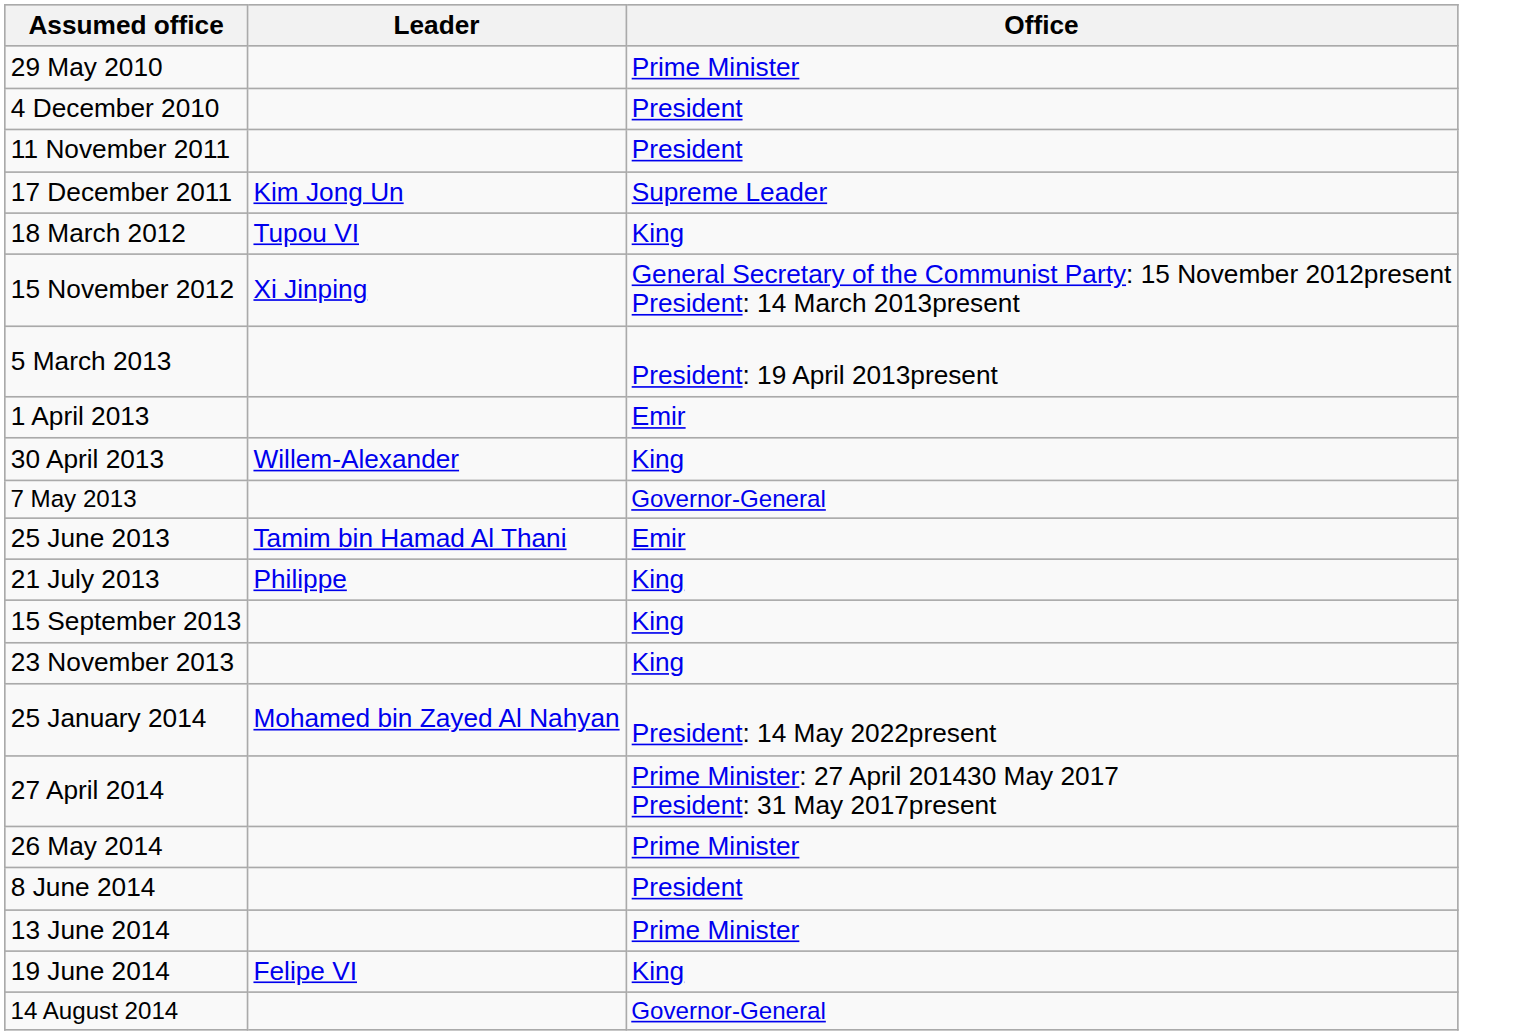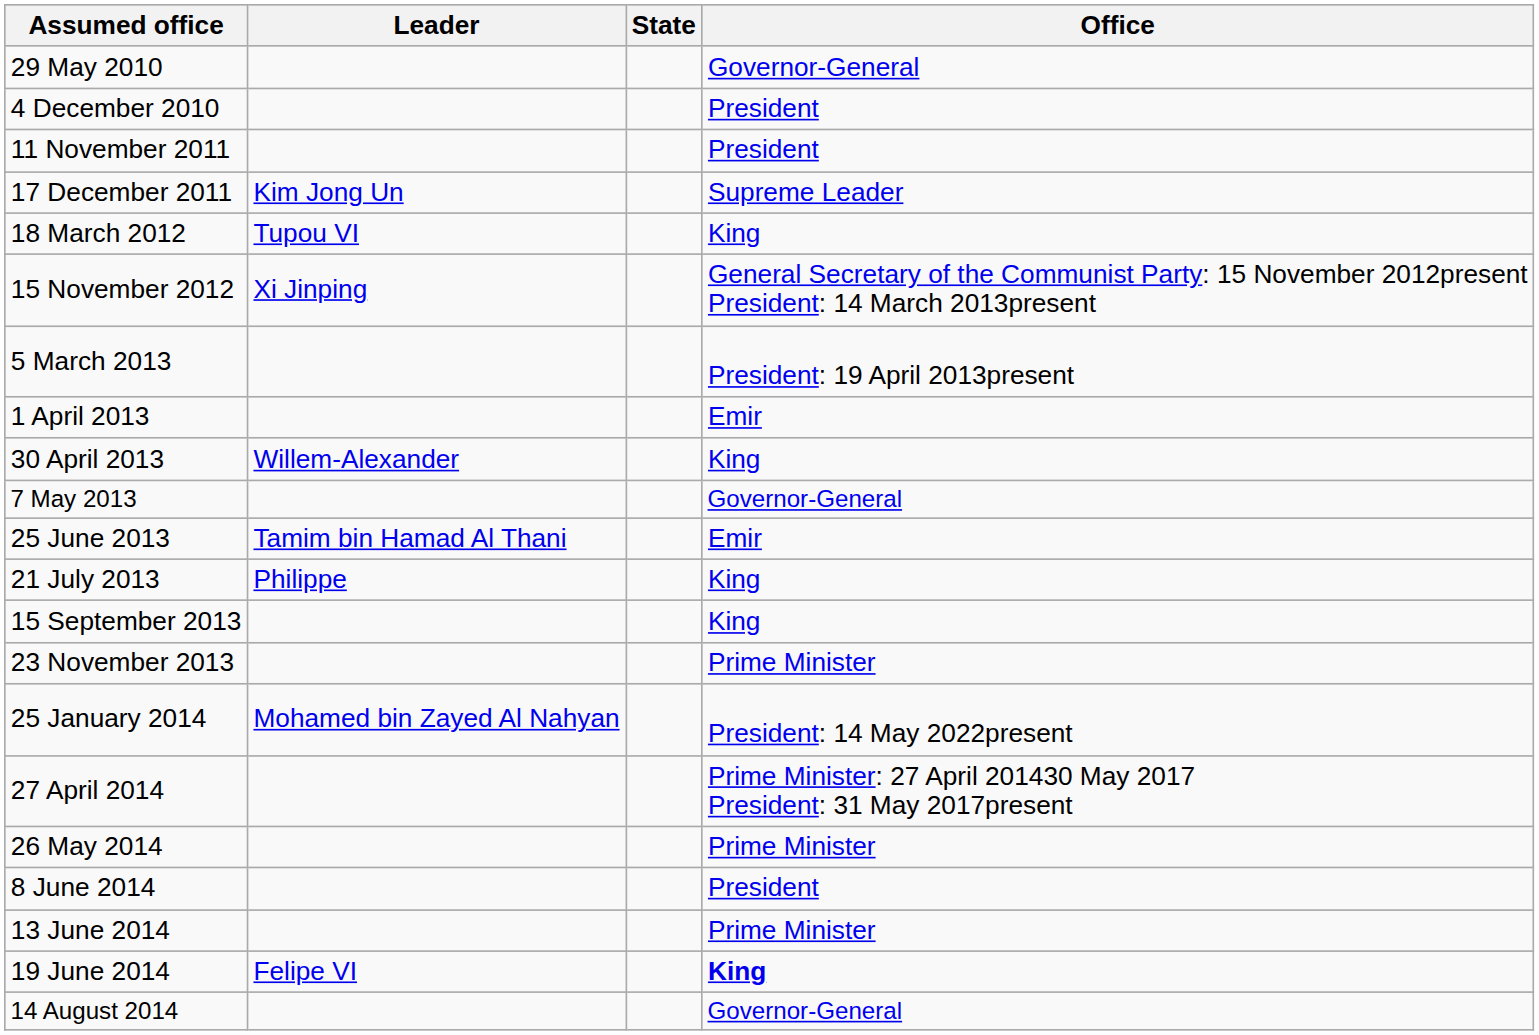+ column: (664, 25)
(716, 66) Prime Minister -> (814, 66) Governor-General
(658, 662) King -> (792, 662) Prime Minister
(658, 971) normal -> (737, 971) bold
